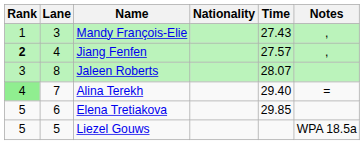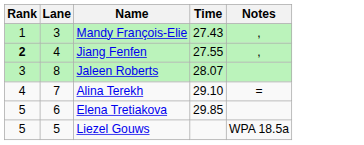- column: (224, 14)
(276, 52) 27.57 -> (208, 52) 27.55
(22, 91) lightgreen background -> (22, 91) no background
(276, 91) 29.40 -> (208, 91) 29.10
